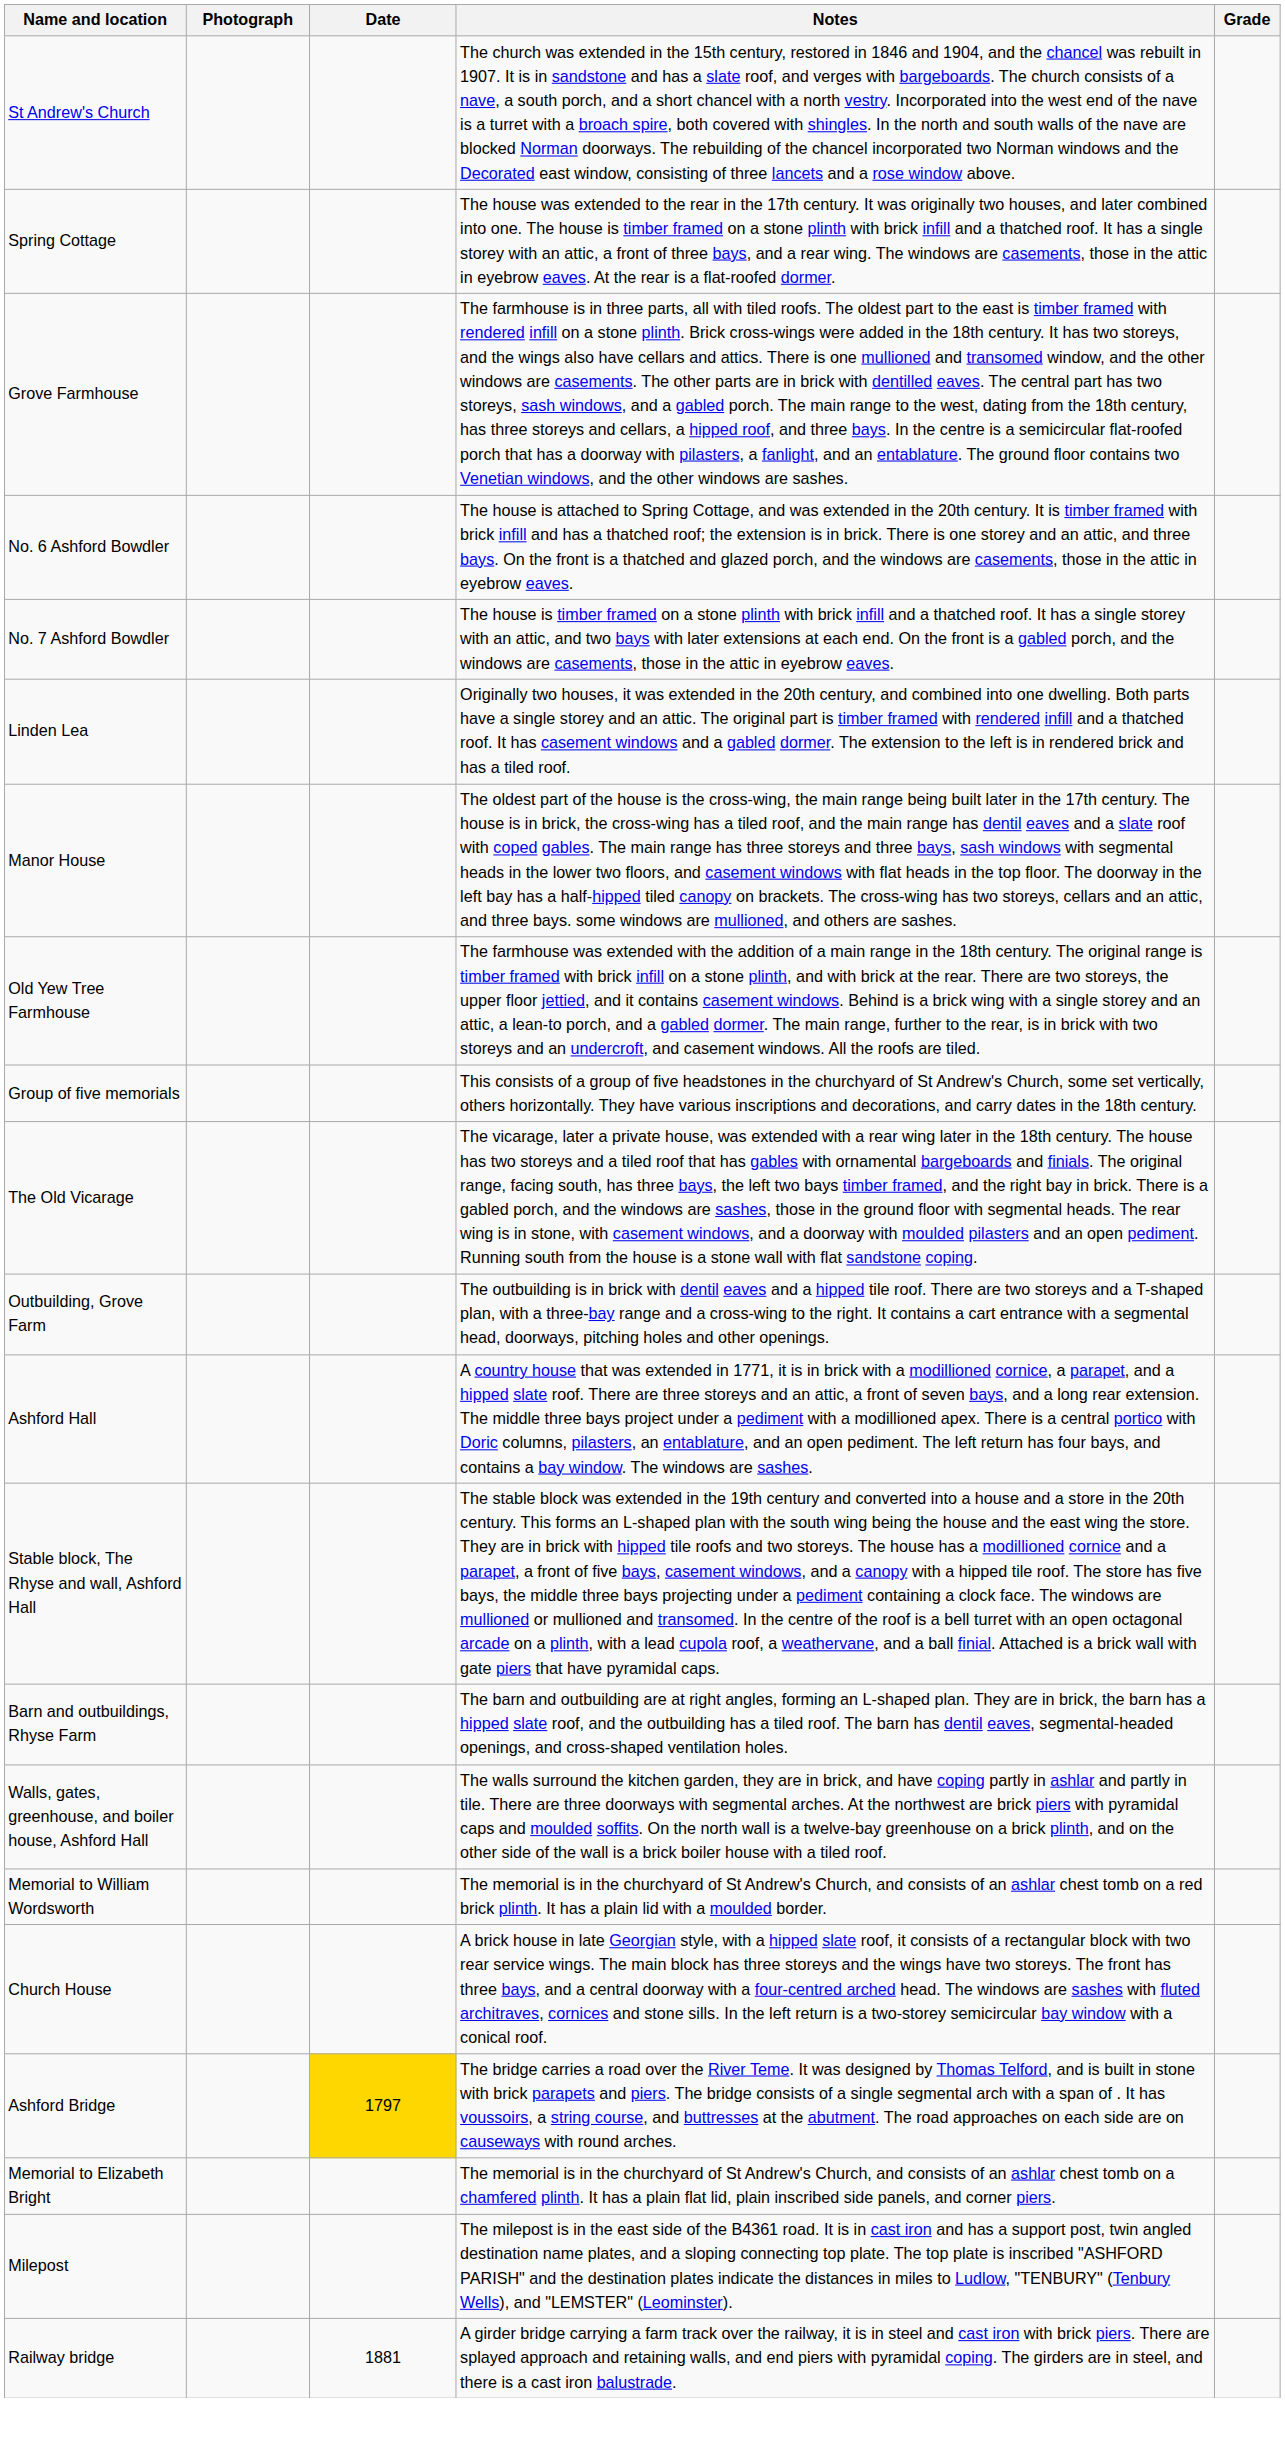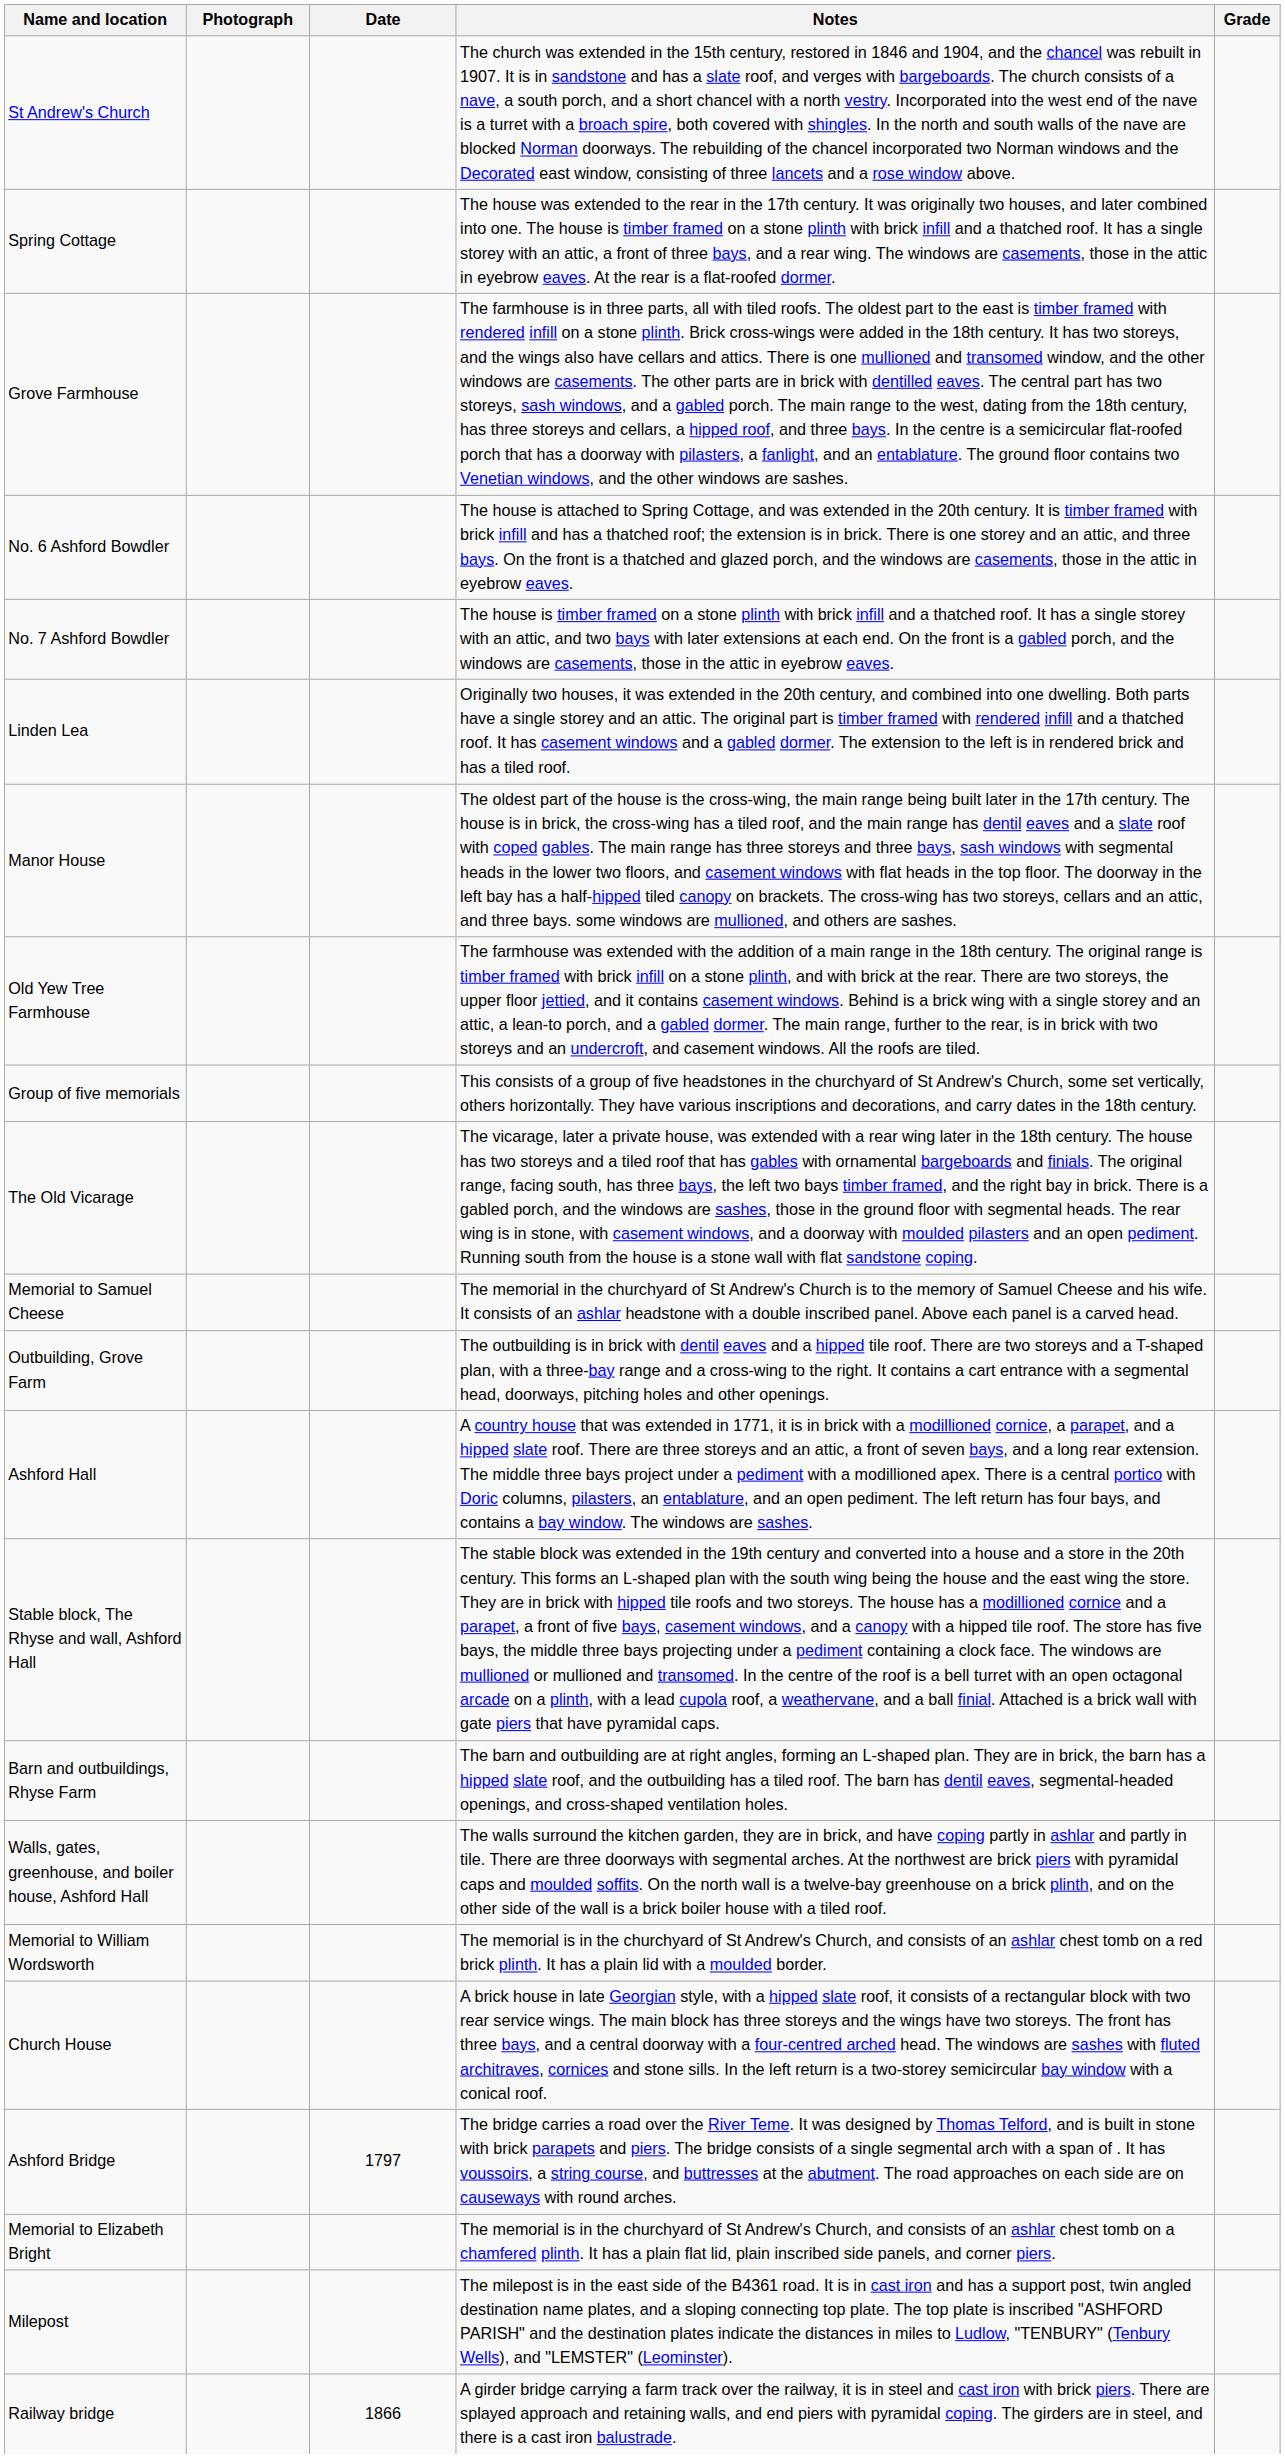+ row: (80, 1302)
(383, 2105) gold background -> (383, 2161) no background
(383, 2358) 1881 -> (383, 2414) 1866
